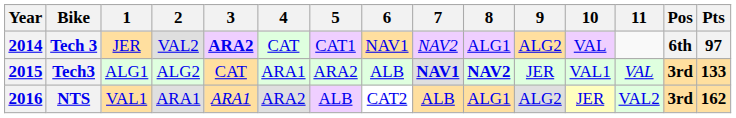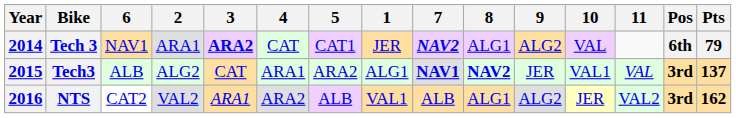columns swapped: (127, 17) <-> (387, 17)
(178, 44) VAL2 -> (178, 44) ARA1
(438, 44) normal -> (438, 44) bold
(713, 44) 97 -> (713, 44) 79
(713, 71) 133 -> (713, 71) 137
(178, 98) ARA1 -> (178, 98) VAL2
